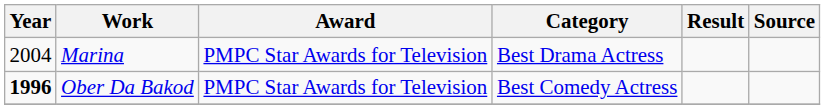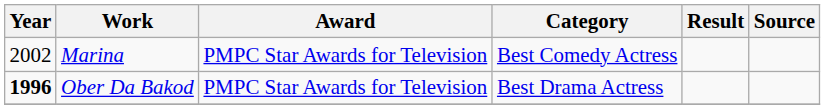(30, 54) 2004 -> (30, 54) 2002
(580, 54) Best Drama Actress -> (587, 54) Best Comedy Actress
(587, 87) Best Comedy Actress -> (580, 87) Best Drama Actress
